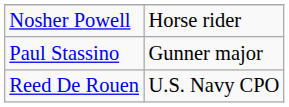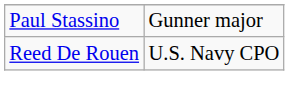- row: (70, 20)
